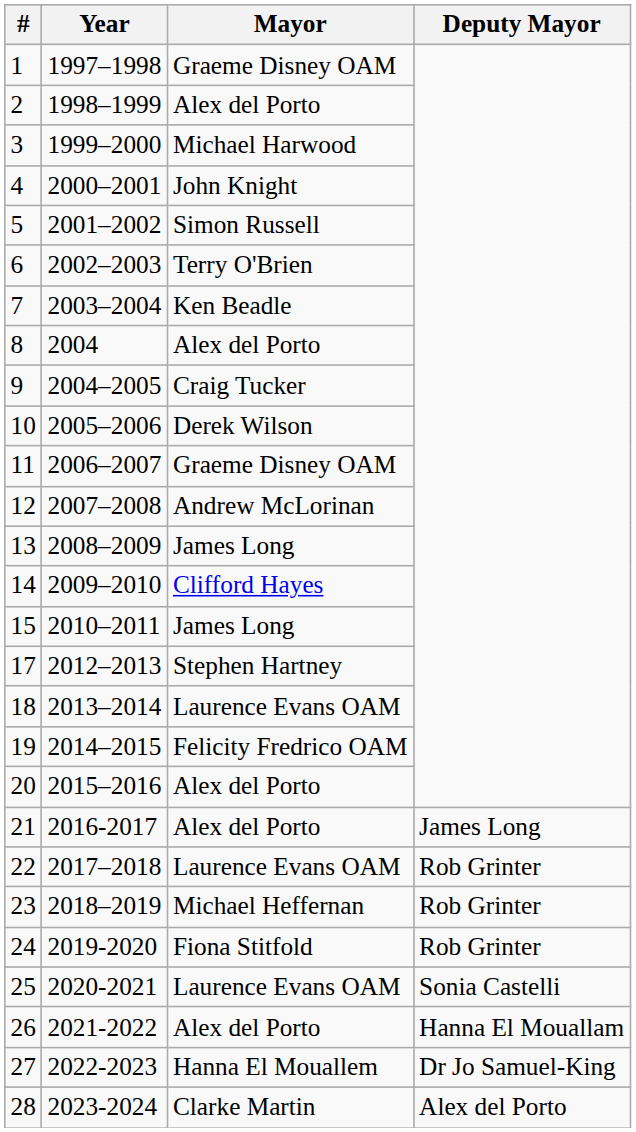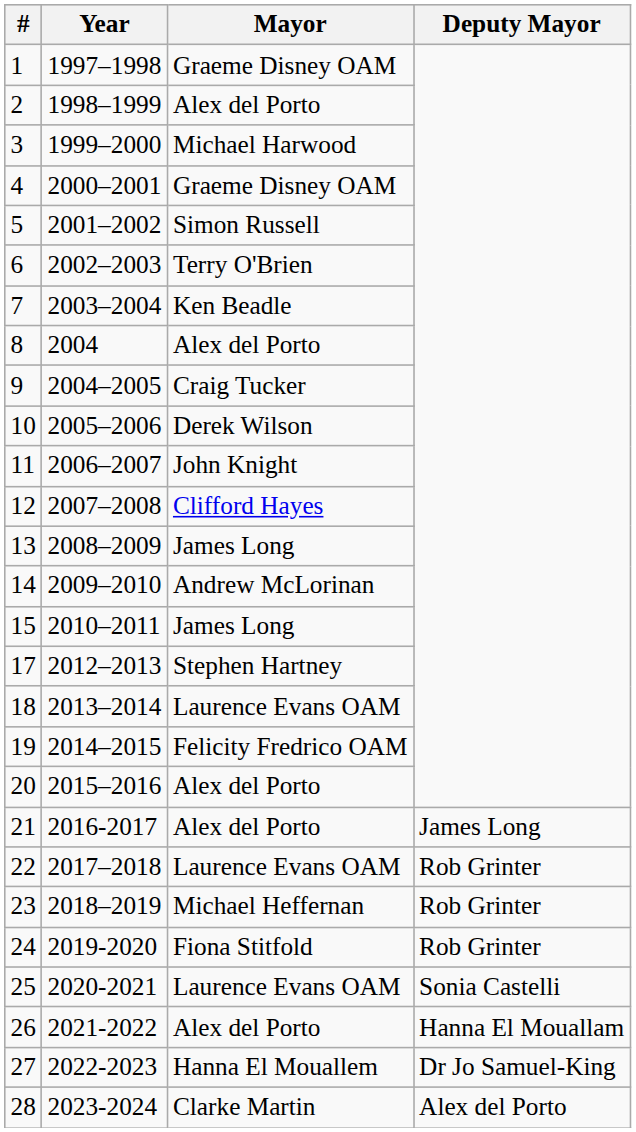(235, 184) John Knight -> (285, 184) Graeme Disney OAM
(285, 465) Graeme Disney OAM -> (235, 465) John Knight
(274, 505) Andrew McLorinan -> (248, 505) Clifford Hayes
(248, 585) Clifford Hayes -> (274, 585) Andrew McLorinan
